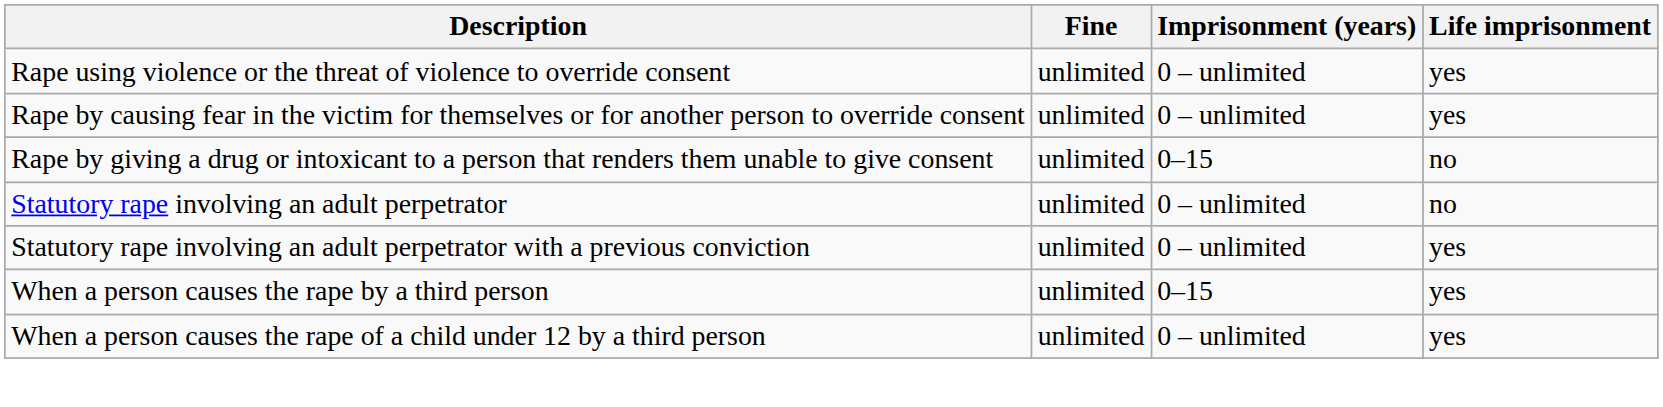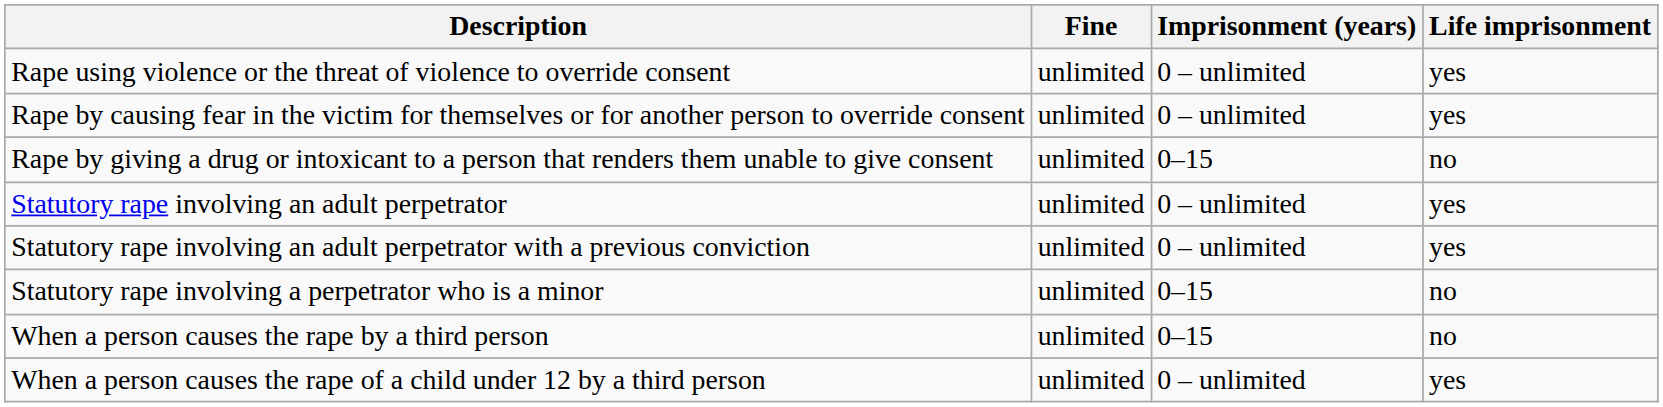(1443, 203) no -> (1448, 203) yes
+ row: (307, 291)
(1448, 291) yes -> (1443, 335) no
